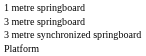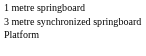- row: (44, 21)
